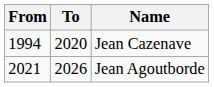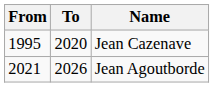(25, 43) 1994 -> (25, 43) 1995
